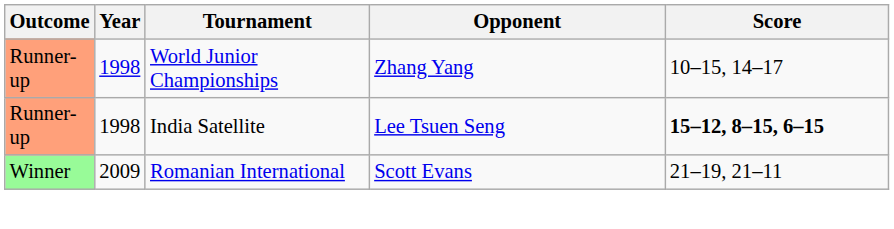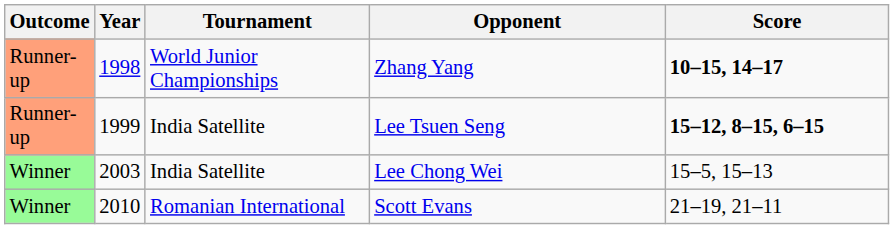(726, 67) normal -> (726, 67) bold
(120, 126) 1998 -> (120, 126) 1999
+ row: (438, 172)
(120, 172) 2009 -> (120, 206) 2010
